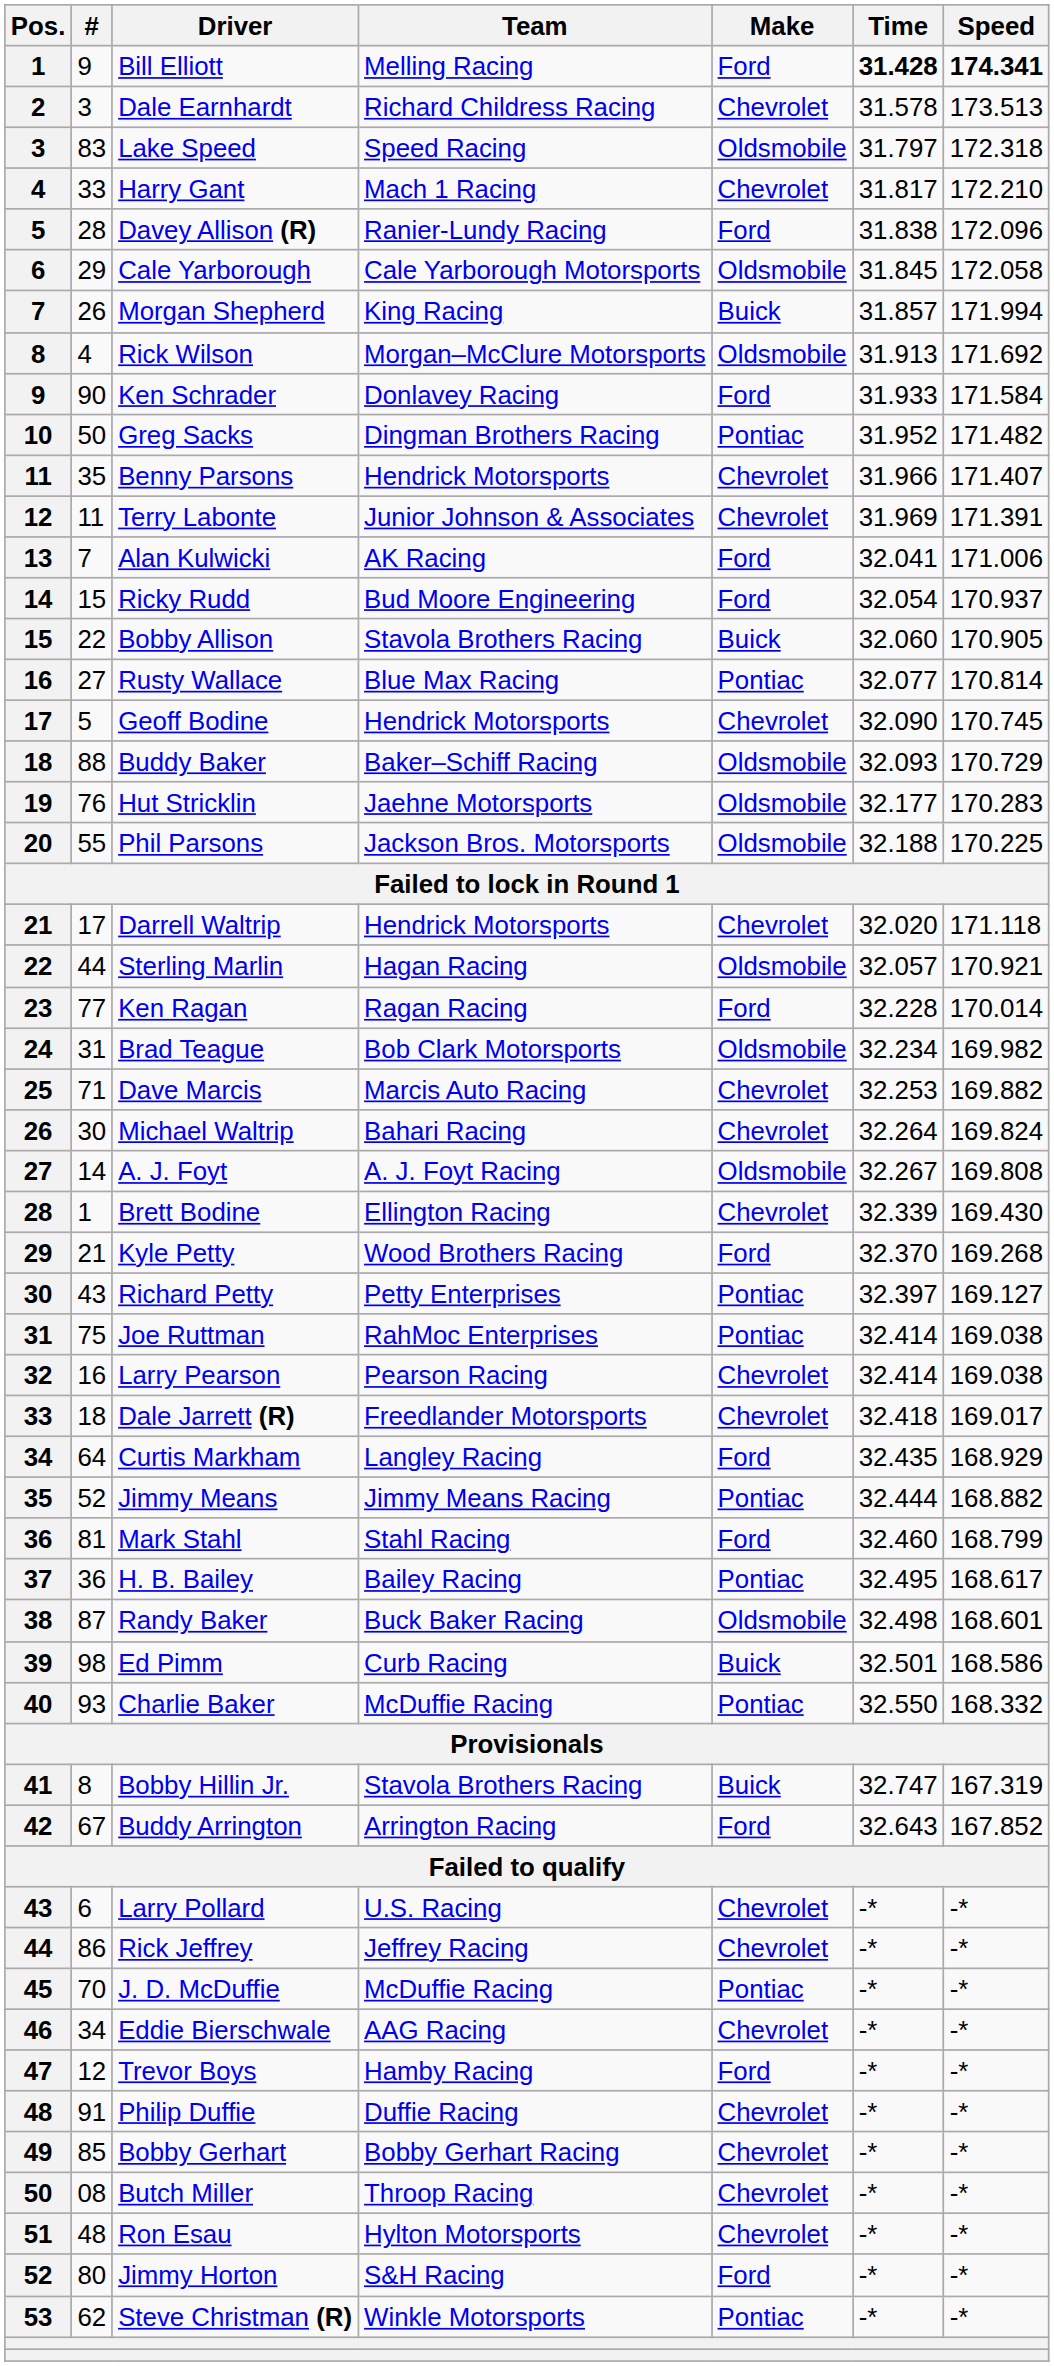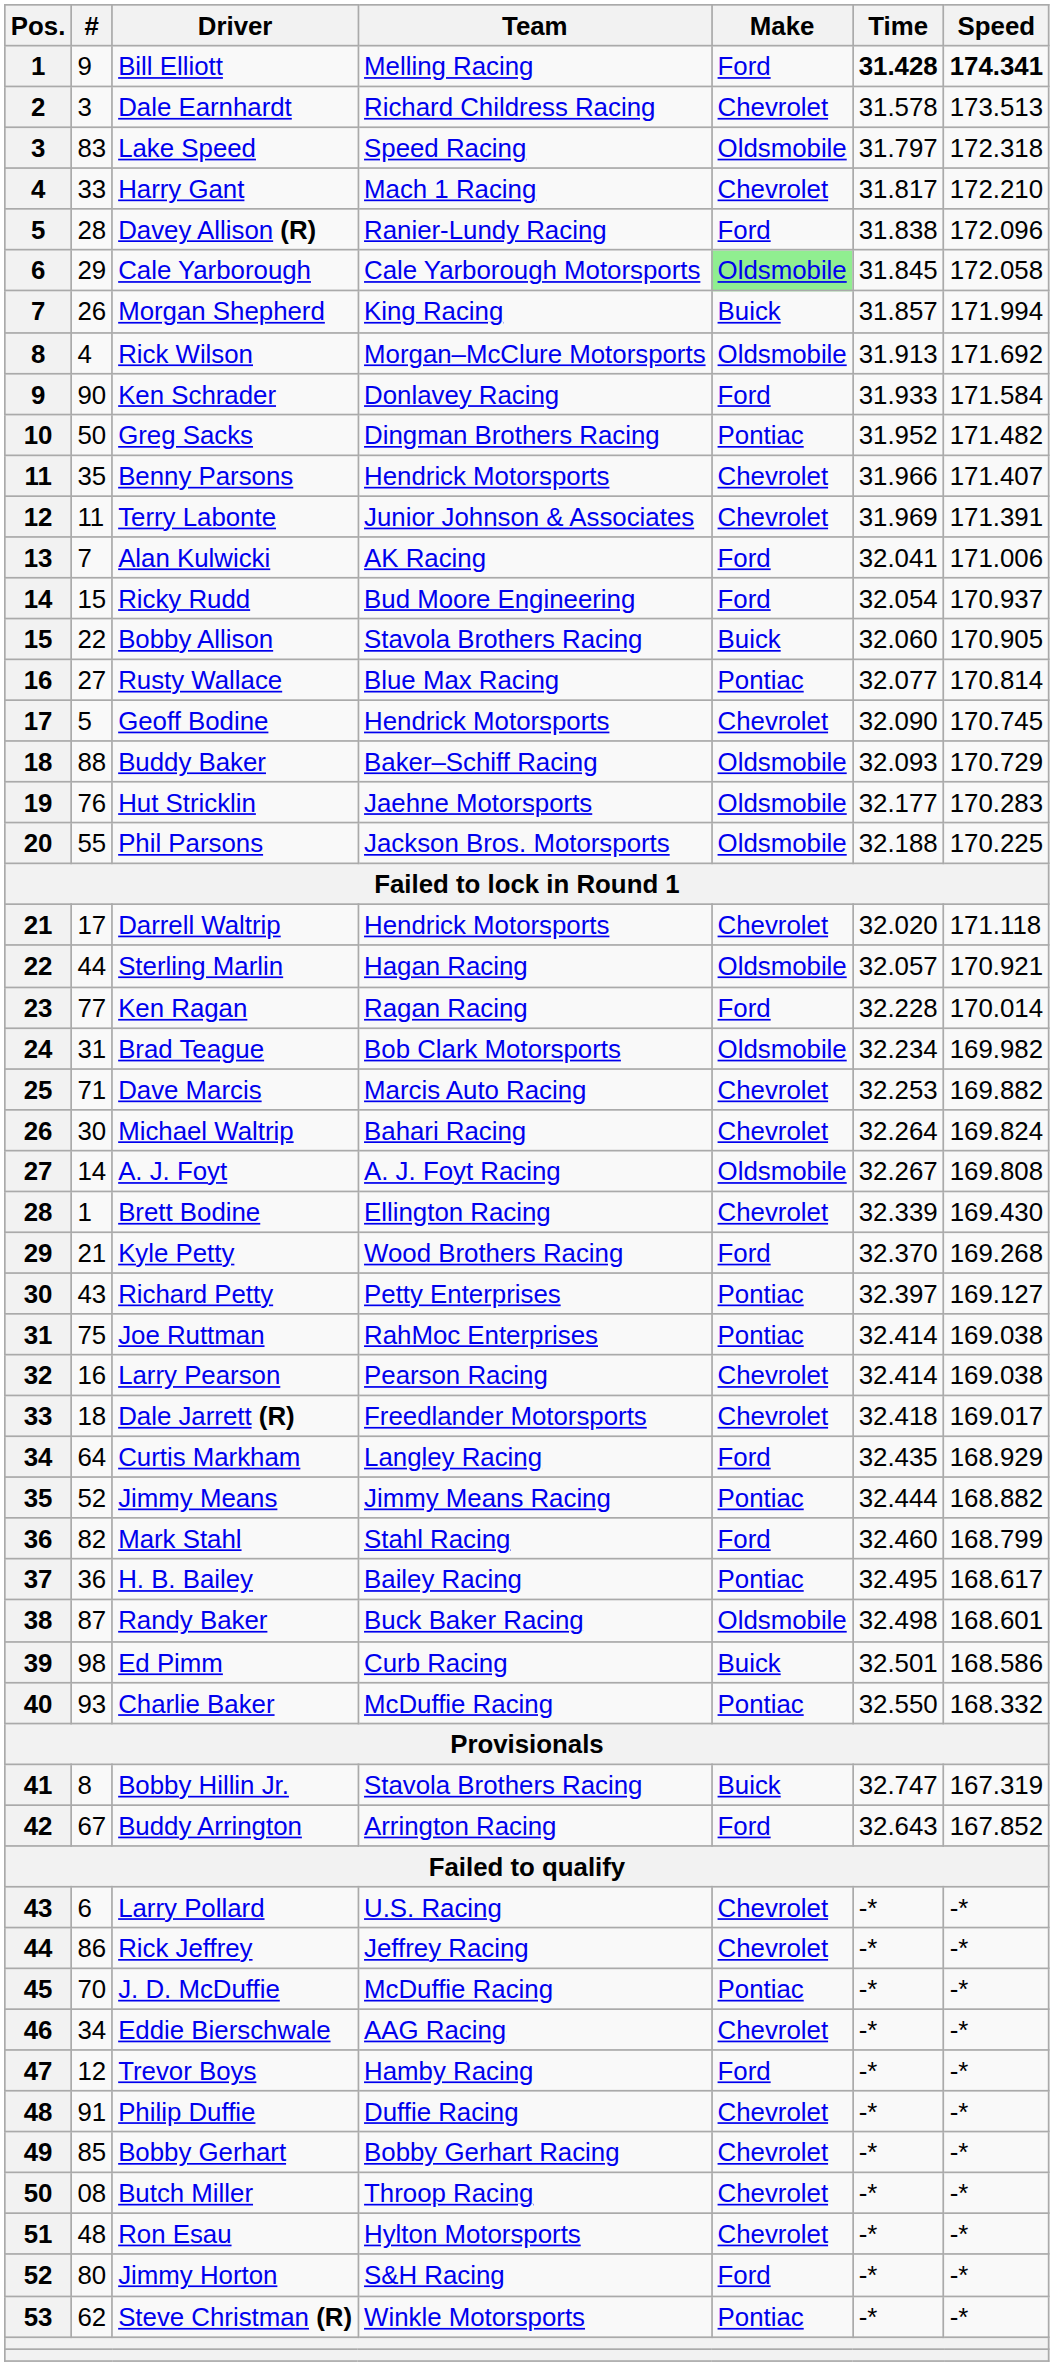(782, 271) no background -> (782, 271) lightgreen background
(92, 1539) 81 -> (92, 1539) 82
